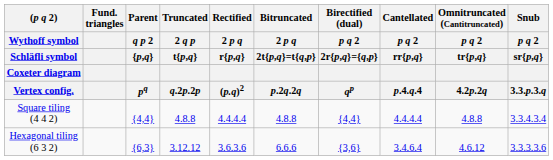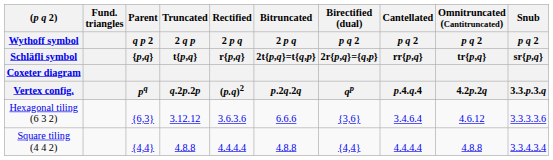rows swapped: (44, 113) <-> (44, 141)
